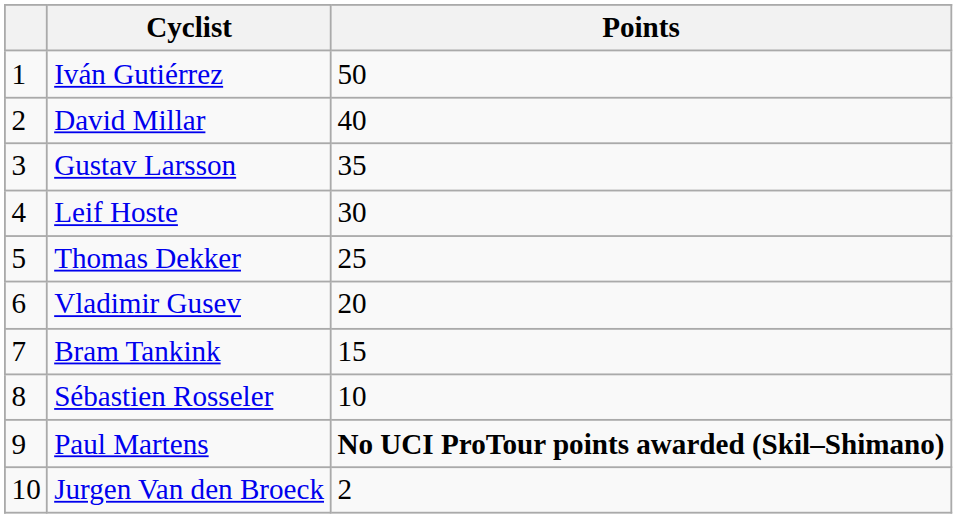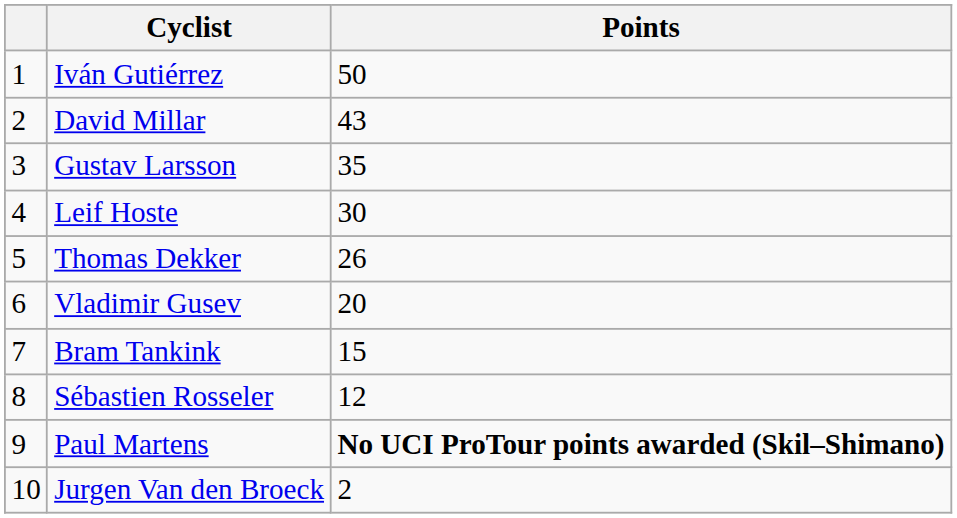(352, 119) 40 -> (352, 119) 43
(352, 258) 25 -> (352, 258) 26
(352, 397) 10 -> (352, 397) 12
